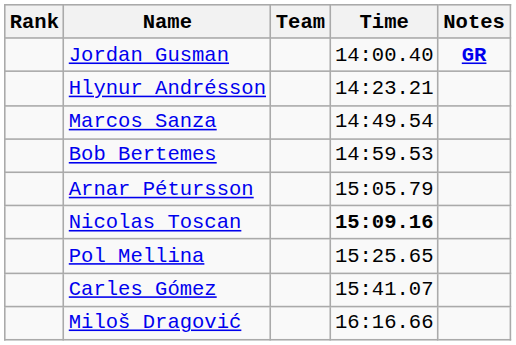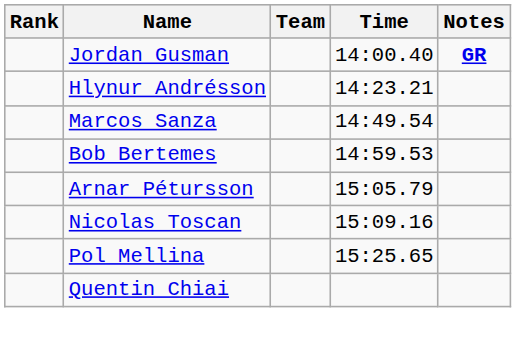(384, 222) bold -> (384, 222) normal
- row: (143, 289)
- row: (155, 323)
+ row: (149, 289)
